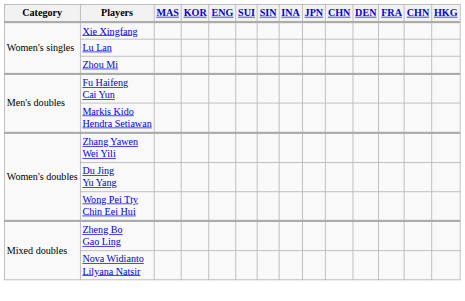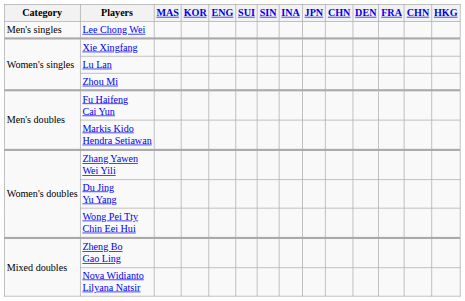+ row: (114, 29)
